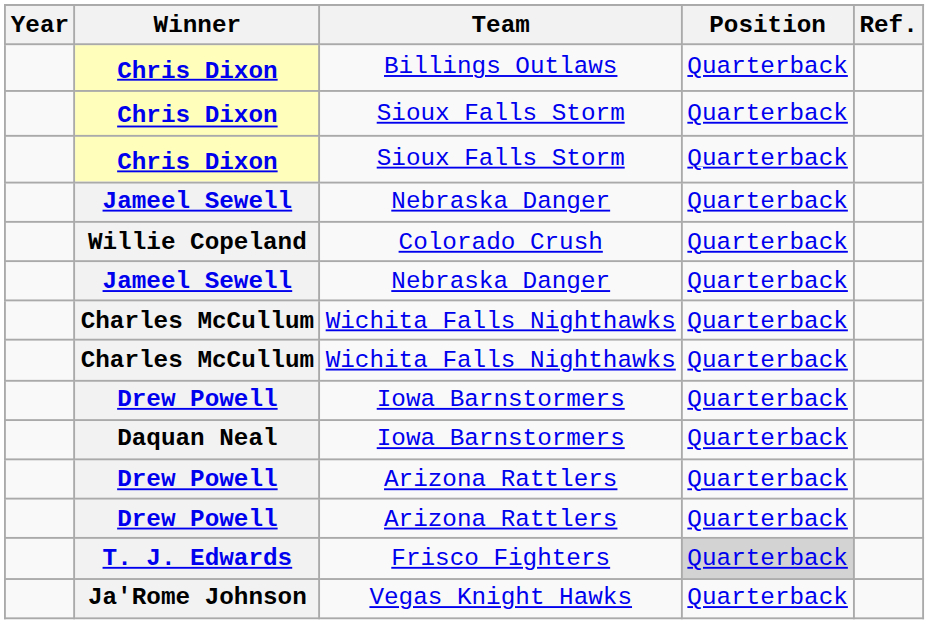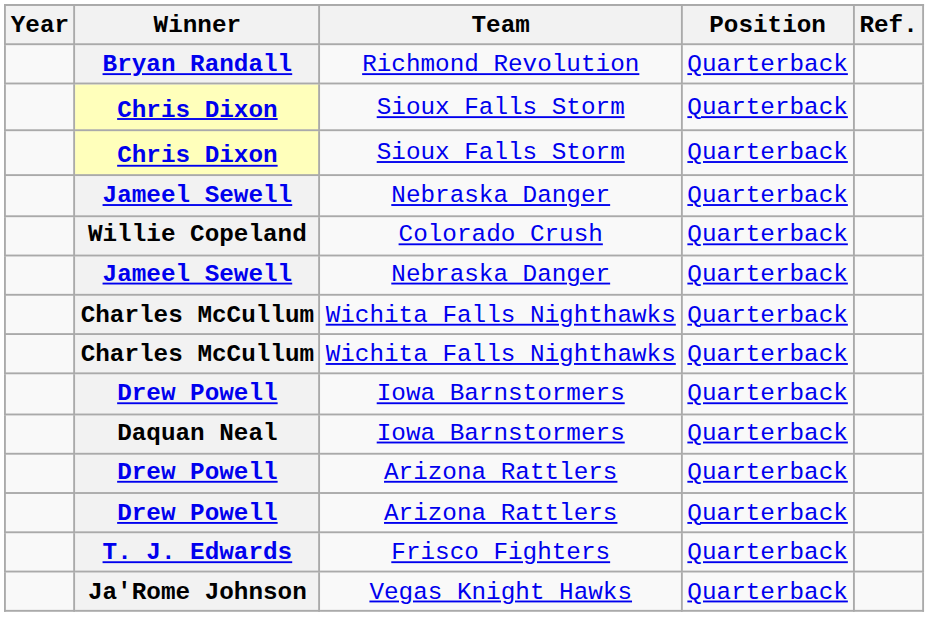- row: (197, 71)
+ row: (197, 64)
(768, 558) lightgrey background -> (768, 552) no background
